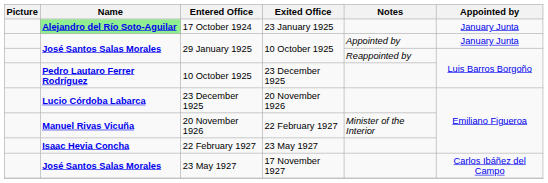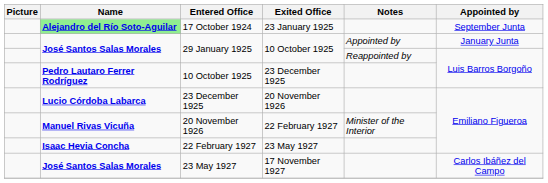(490, 27) January Junta -> (490, 27) September Junta
